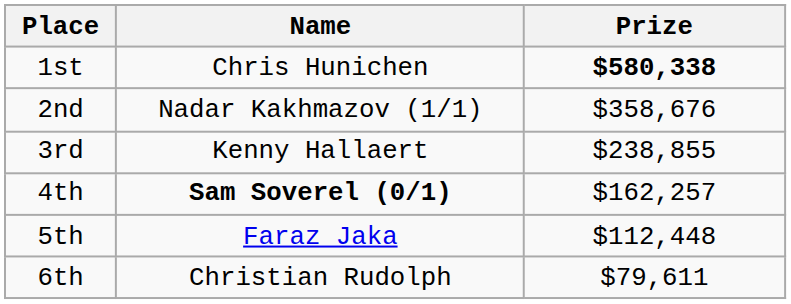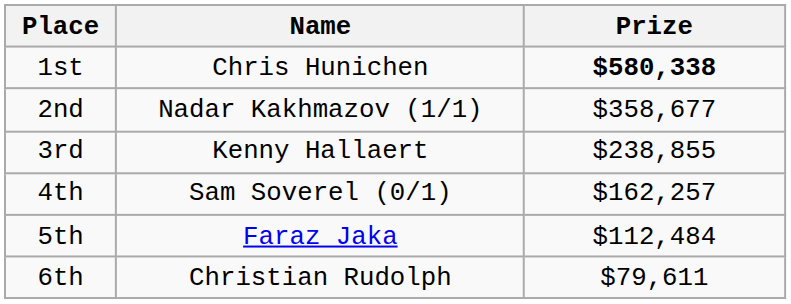(654, 110) $358,676 -> (654, 110) $358,677
(320, 194) bold -> (320, 194) normal
(654, 236) $112,448 -> (654, 236) $112,484
